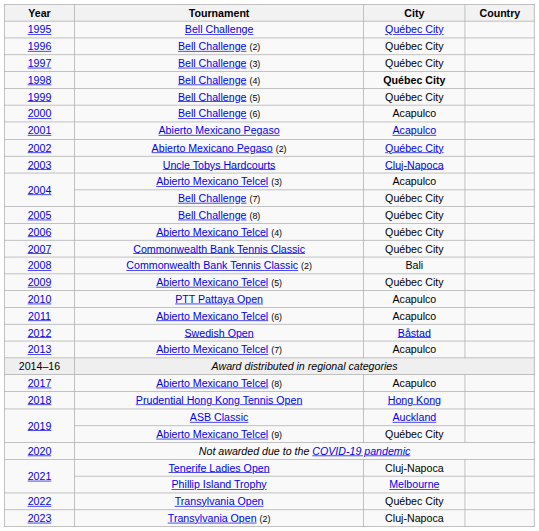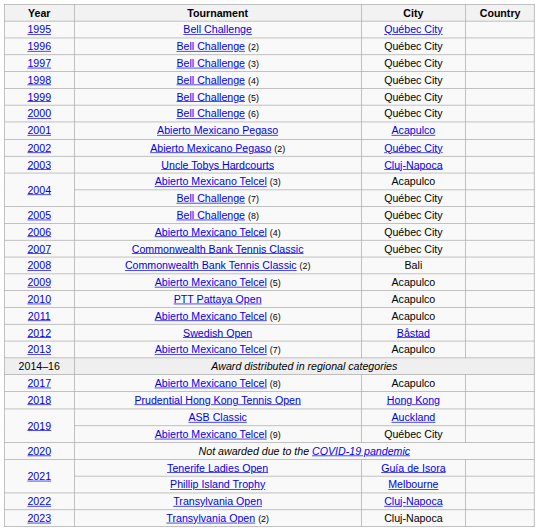(414, 80) bold -> (413, 80) normal
(414, 114) Acapulco -> (413, 114) Québec City
(414, 282) Québec City -> (413, 282) Acapulco
(414, 468) Cluj-Napoca -> (413, 468) Guía de Isora
(414, 501) Québec City -> (413, 501) Cluj-Napoca
